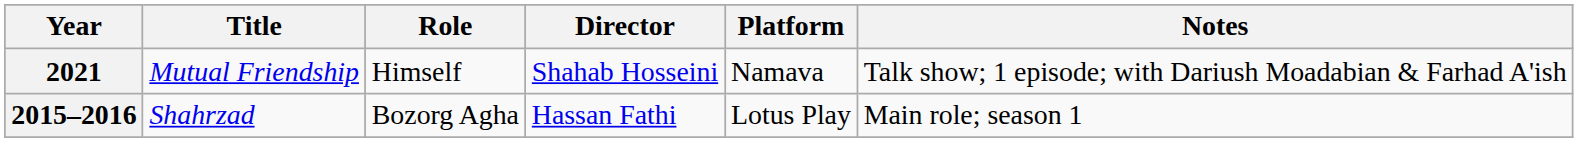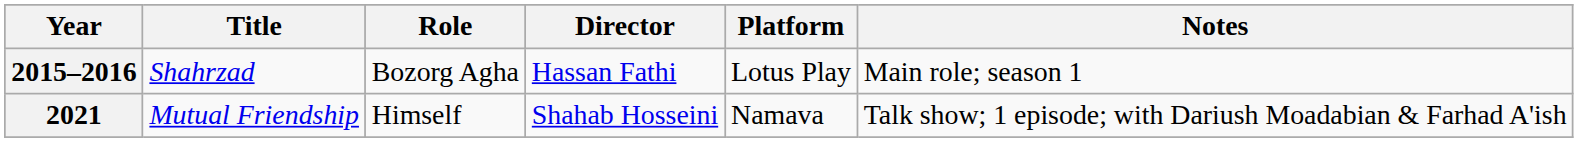rows swapped: (74, 114) <-> (74, 70)
